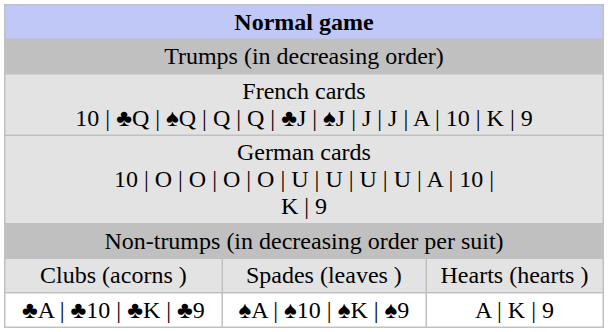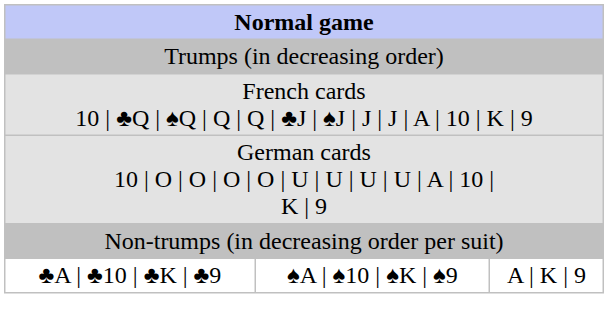- row: (113, 275)
